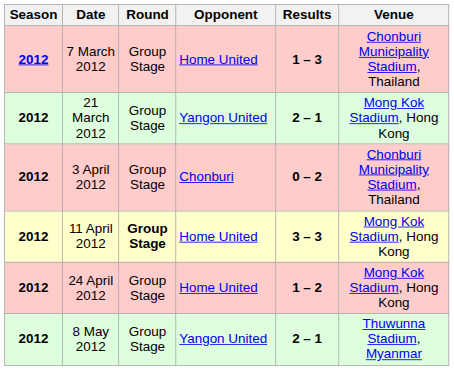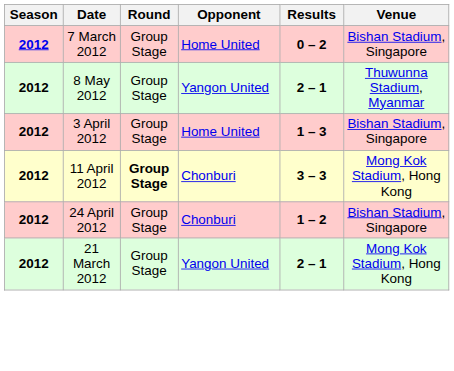(307, 59) 1 – 3 -> (312, 44) 0 – 2
(394, 59) Chonburi Municipality Stadium, Thailand -> (396, 44) Bishan Stadium, Singapore
rows swapped: (91, 118) <-> (91, 339)
(207, 177) Chonburi -> (220, 132) Home United
(307, 177) 0 – 2 -> (312, 132) 1 – 3
(394, 177) Chonburi Municipality Stadium, Thailand -> (396, 132) Bishan Stadium, Singapore
(218, 236) Home United -> (208, 176) Chonburi
(218, 288) Home United -> (208, 220) Chonburi
(394, 288) Mong Kok Stadium, Hong Kong -> (396, 220) Bishan Stadium, Singapore
